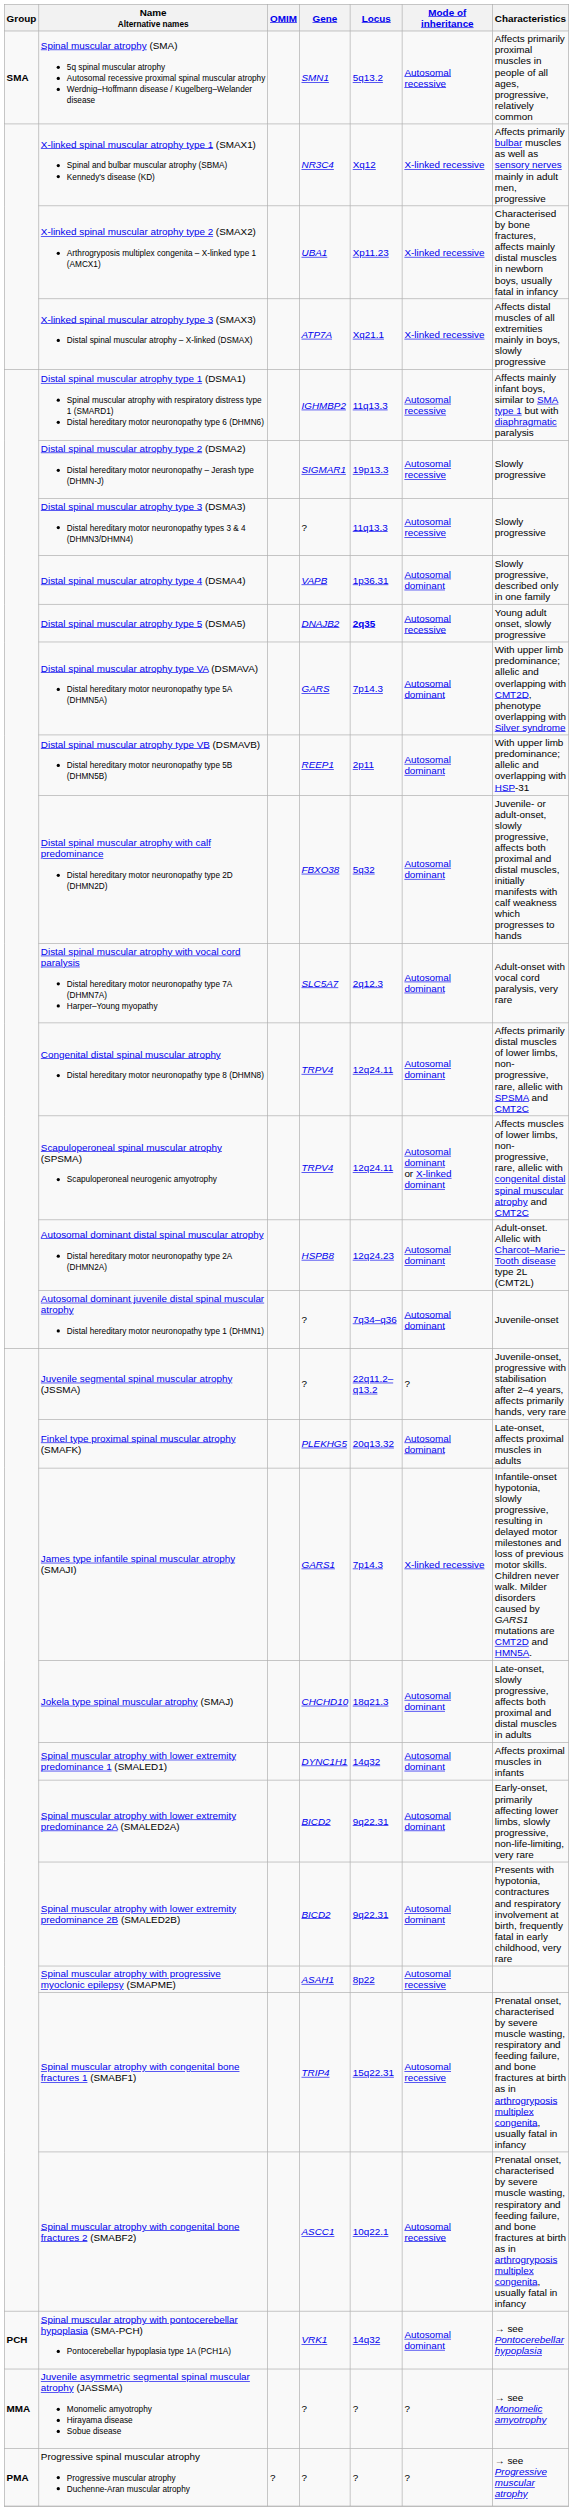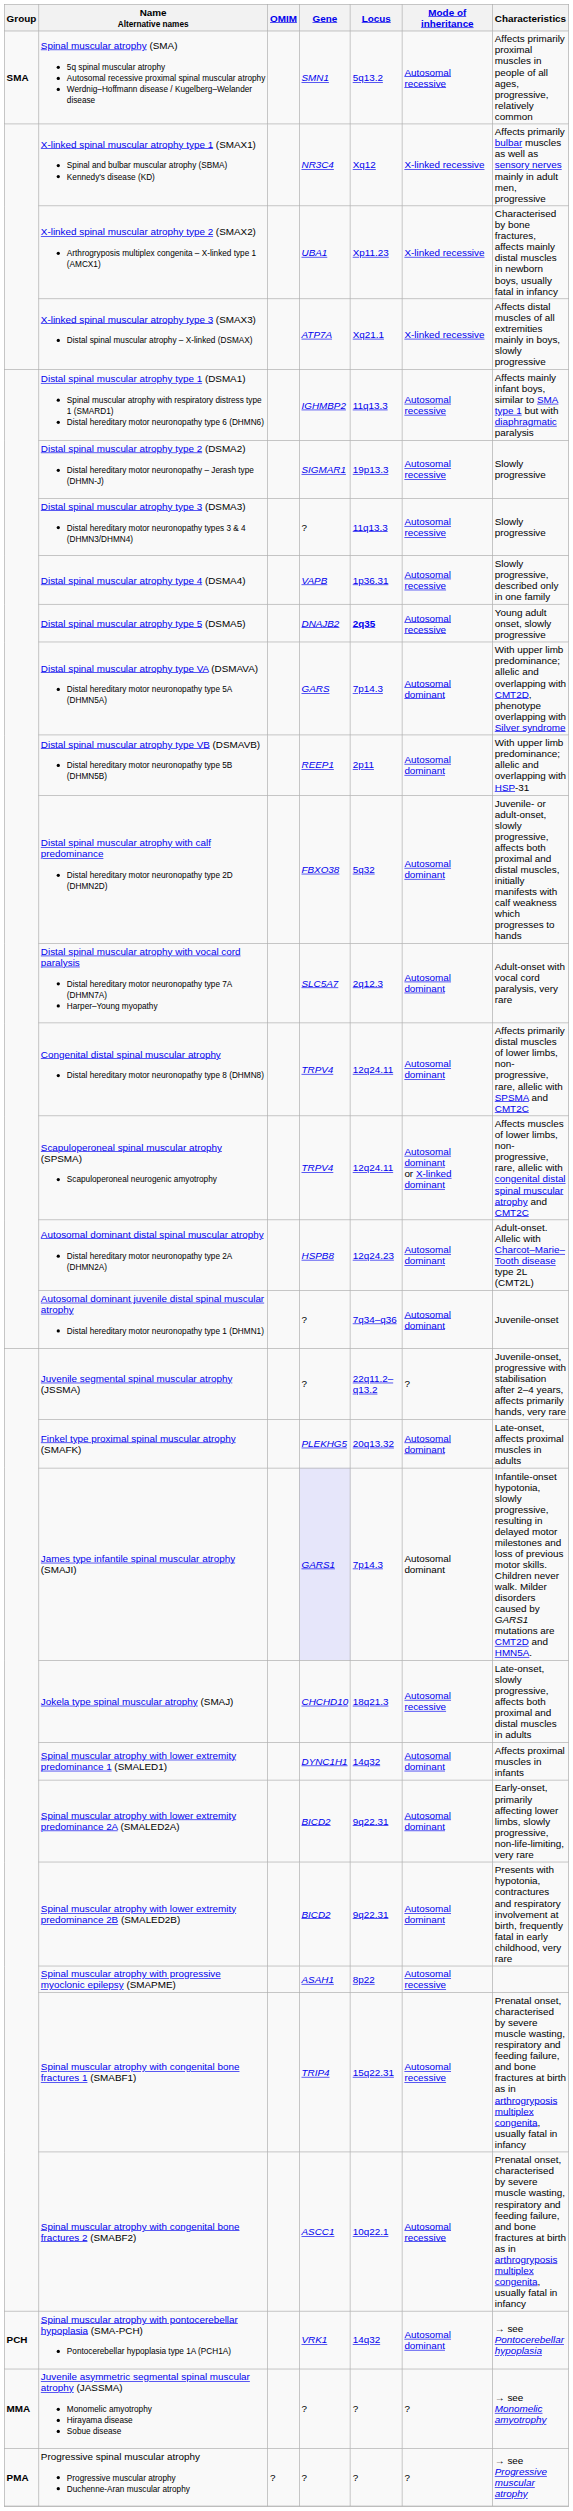(428, 580) Autosomal dominant -> (428, 580) Autosomal recessive
(318, 1564) no background -> (318, 1564) lavender background
(444, 1564) X-linked recessive -> (428, 1564) Autosomal dominant
(428, 1702) Autosomal dominant -> (428, 1702) Autosomal recessive
